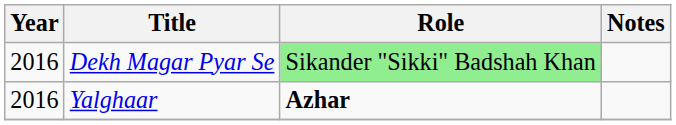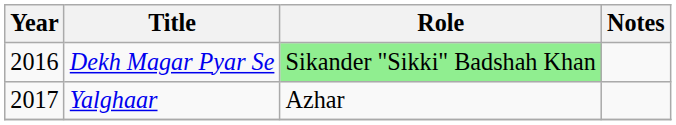(34, 100) 2016 -> (34, 100) 2017
(318, 100) bold -> (315, 100) normal
